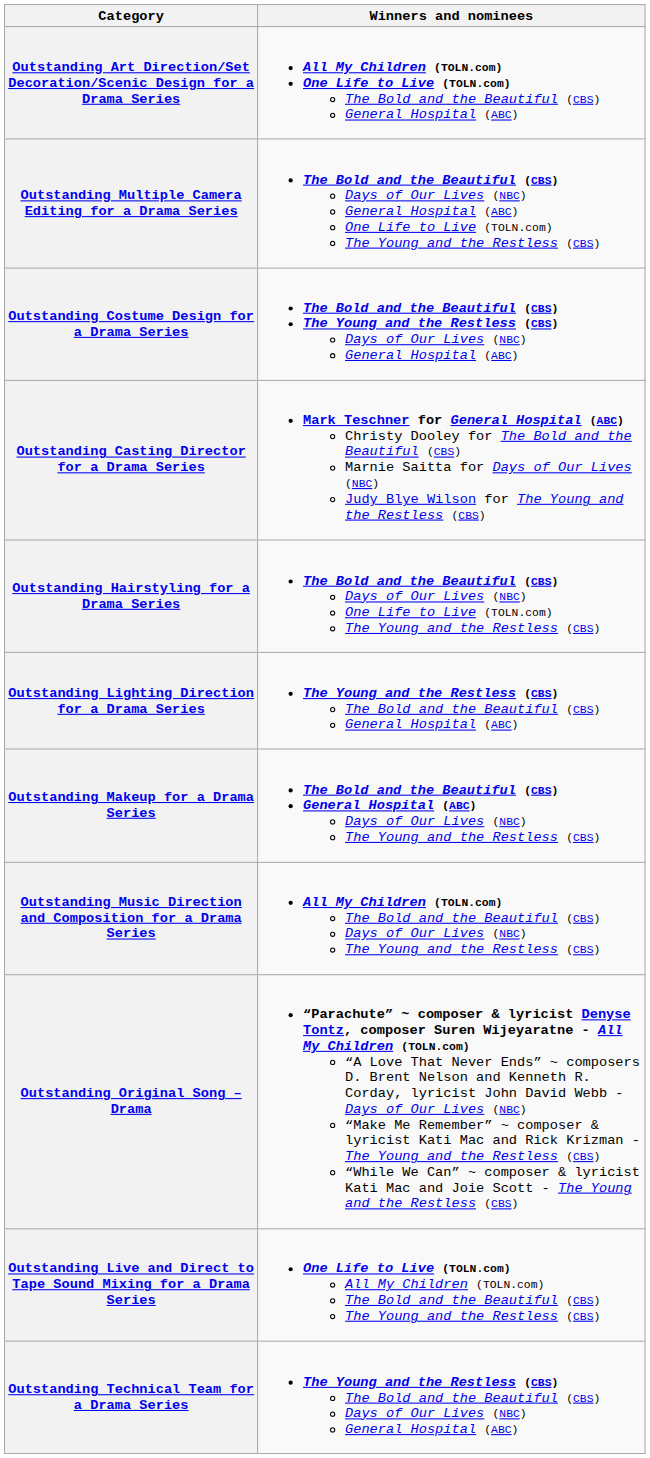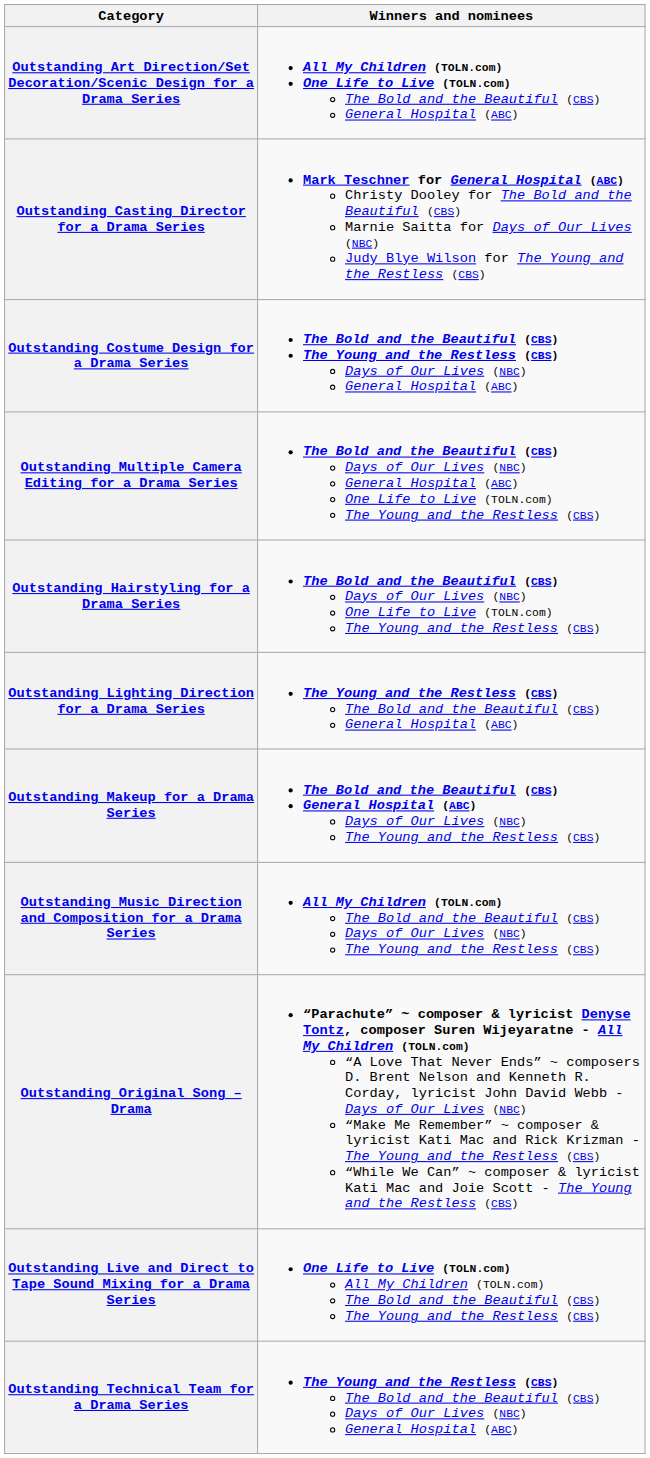rows swapped: (131, 460) <-> (131, 203)
